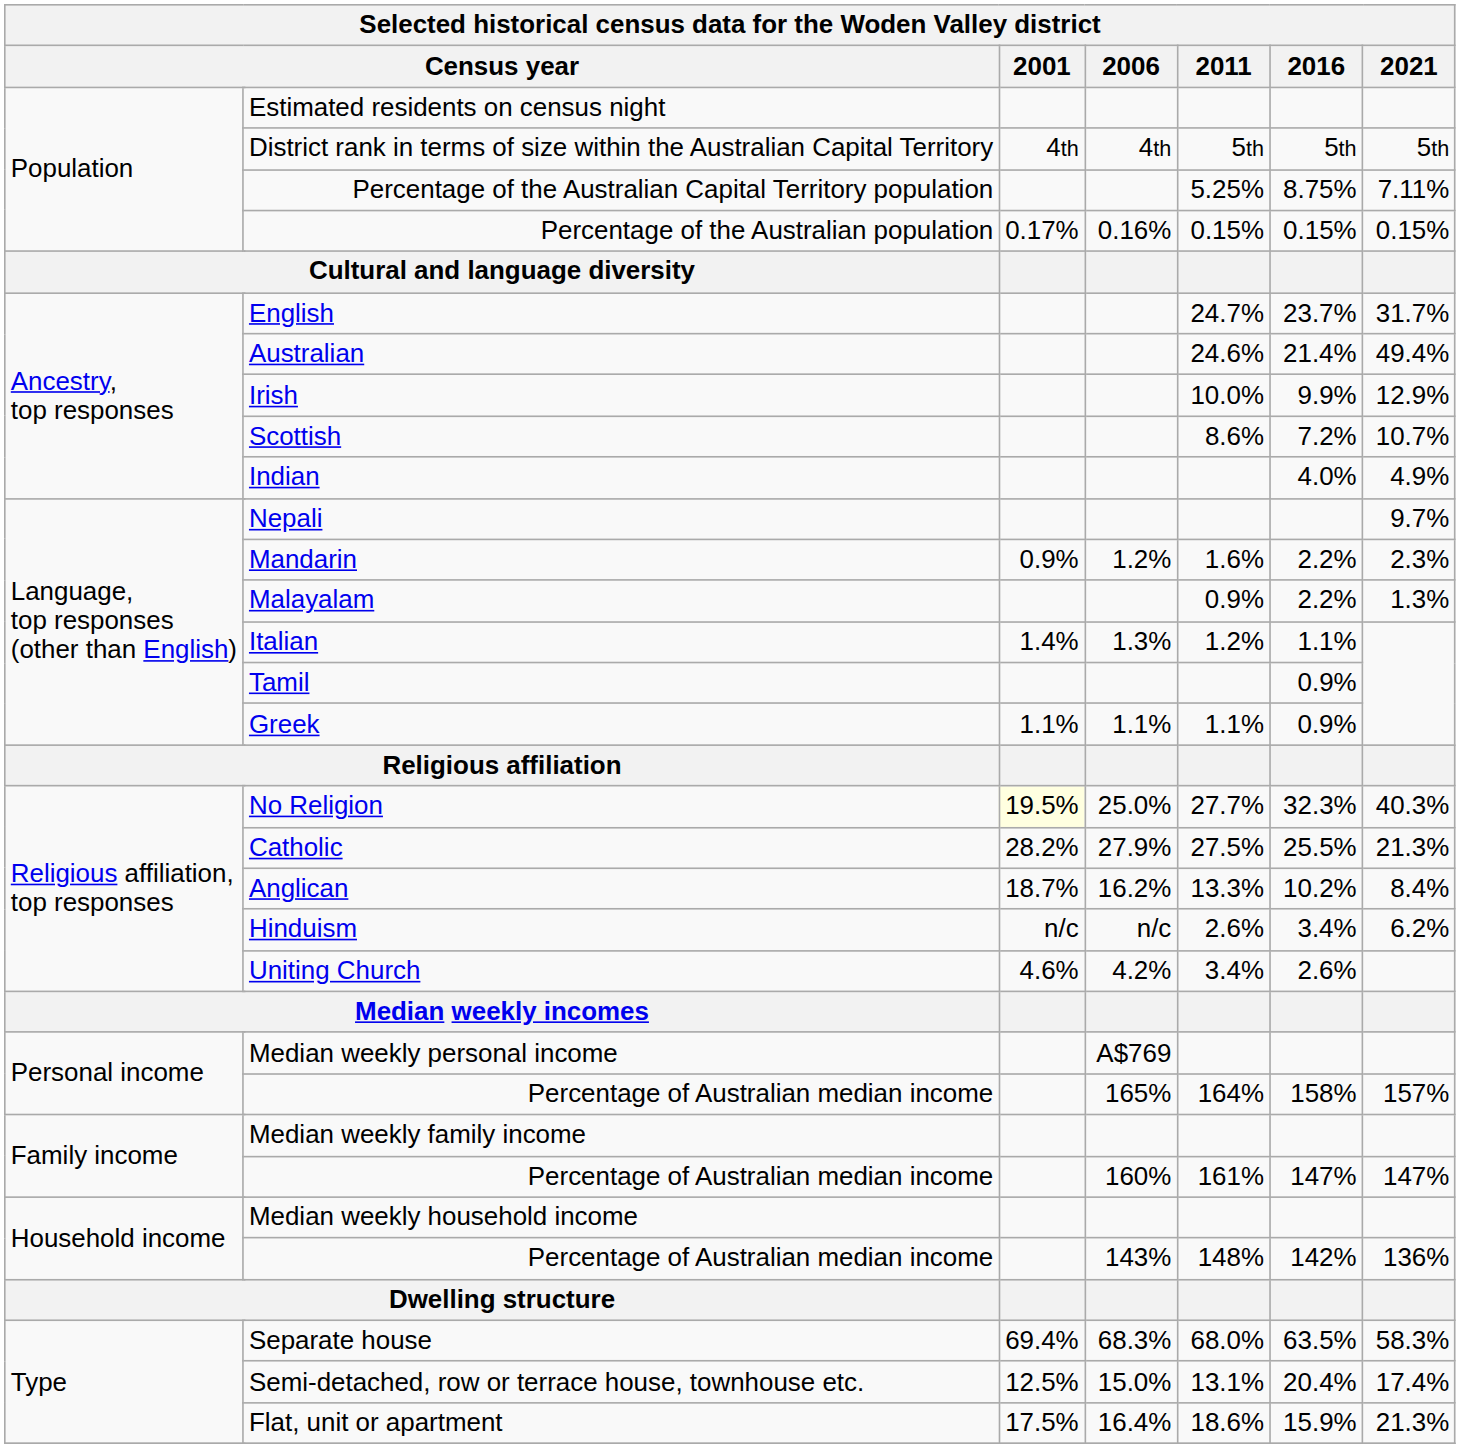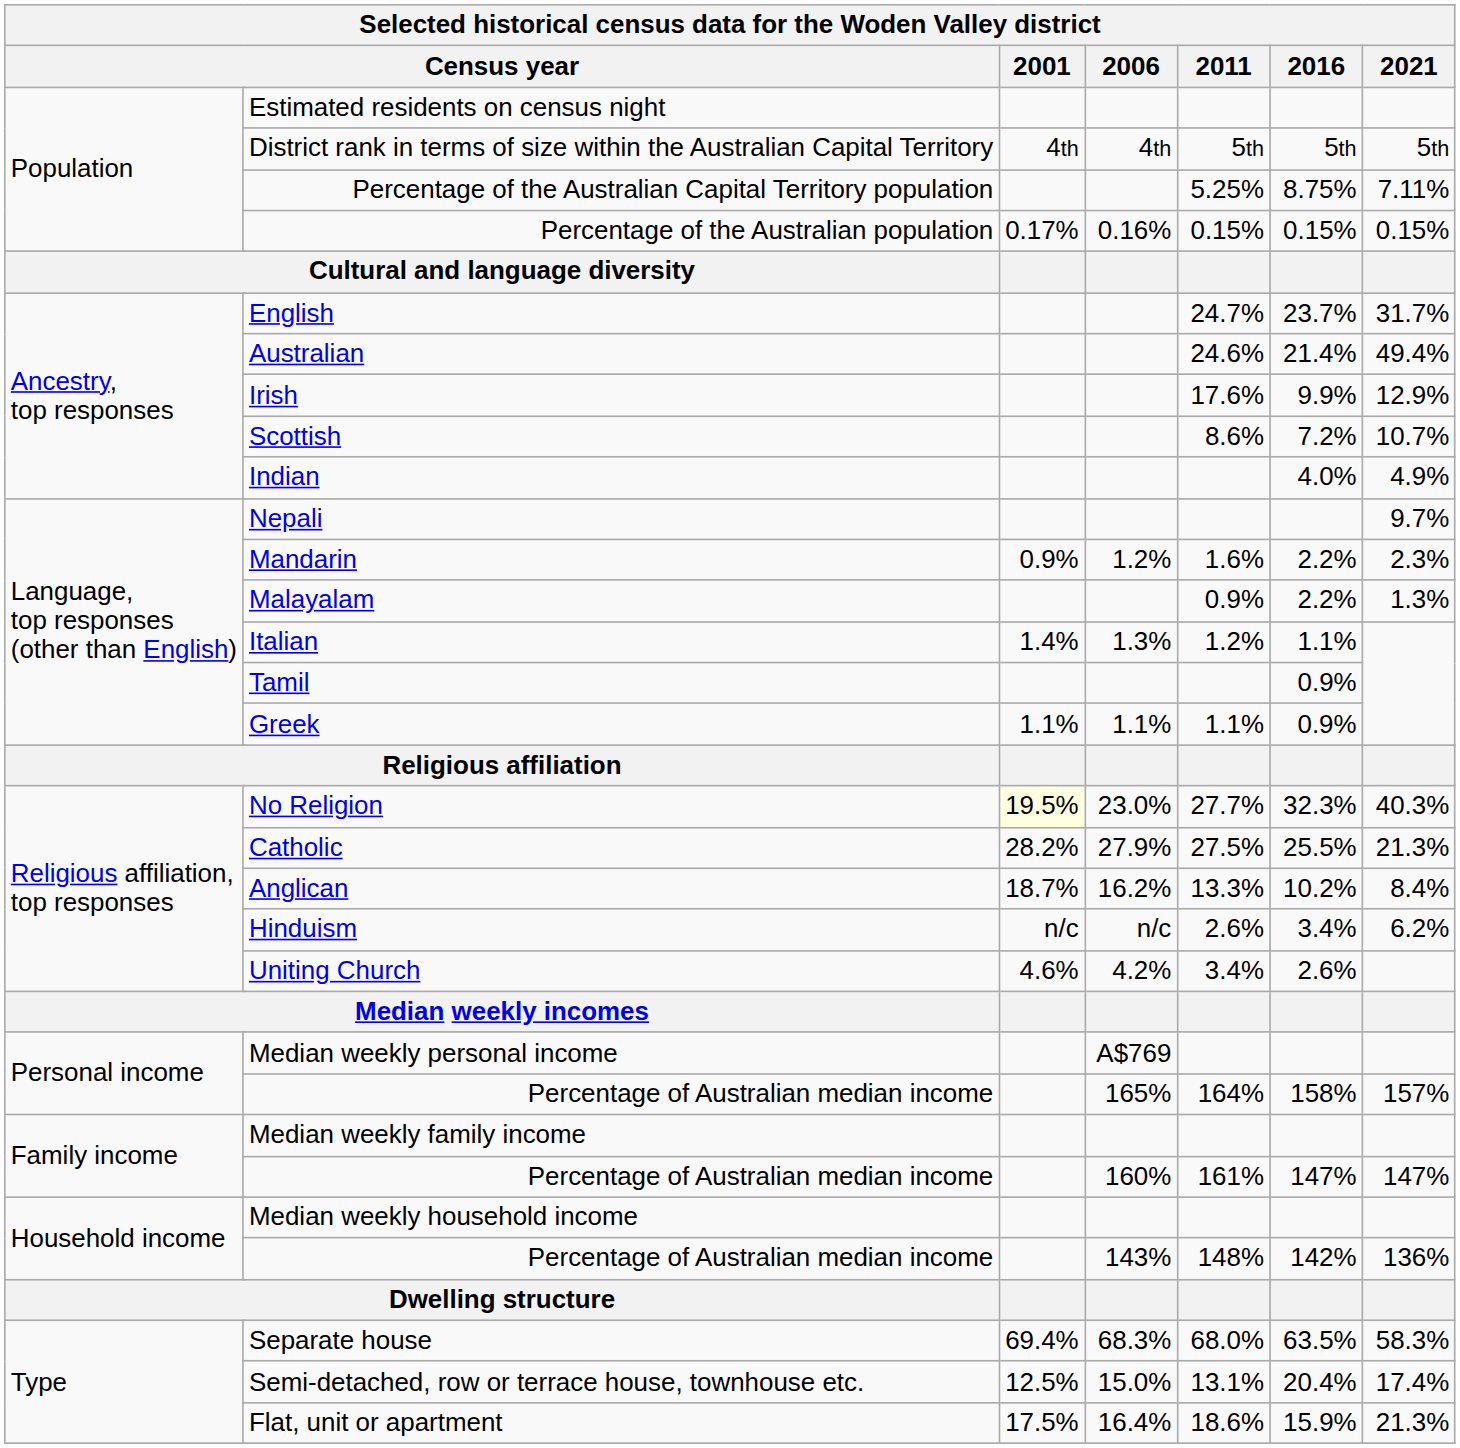(1227, 395) 10.0% -> (1227, 395) 17.6%
(1131, 806) 25.0% -> (1131, 806) 23.0%
